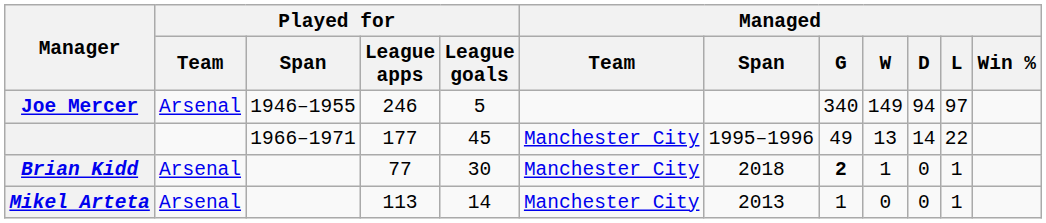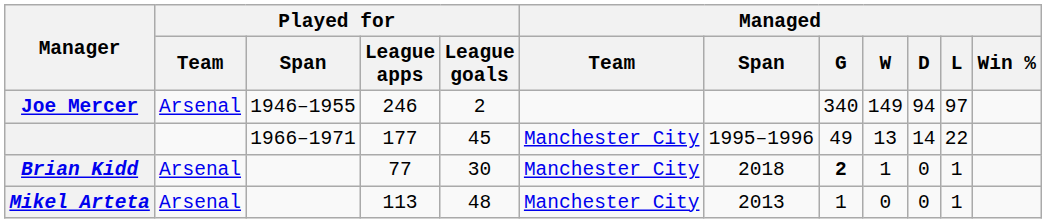(480, 107) 5 -> (480, 107) 2
(480, 202) 14 -> (480, 202) 48
